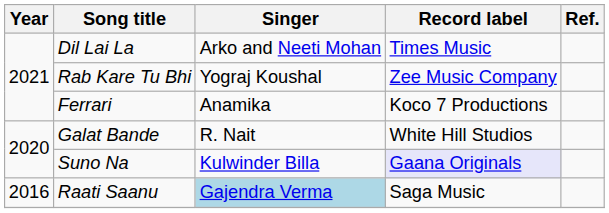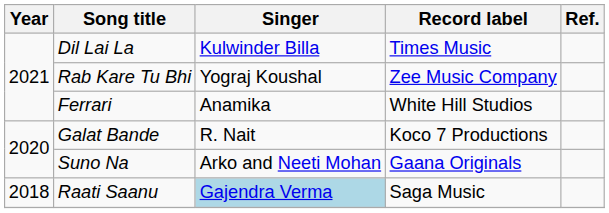(290, 47) Arko and Neeti Mohan -> (259, 47) Kulwinder Billa
(469, 105) Koco 7 Productions -> (461, 105) White Hill Studios
(461, 134) White Hill Studios -> (469, 134) Koco 7 Productions
(259, 163) Kulwinder Billa -> (290, 163) Arko and Neeti Mohan
(455, 163) lavender background -> (455, 163) no background
(29, 192) 2016 -> (29, 192) 2018
